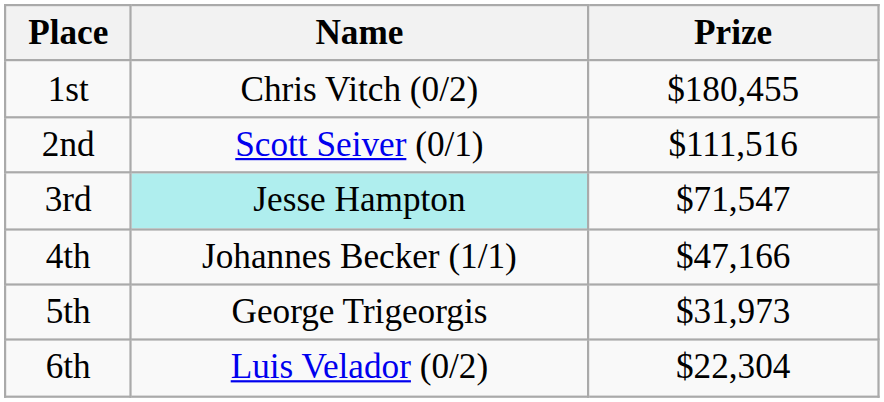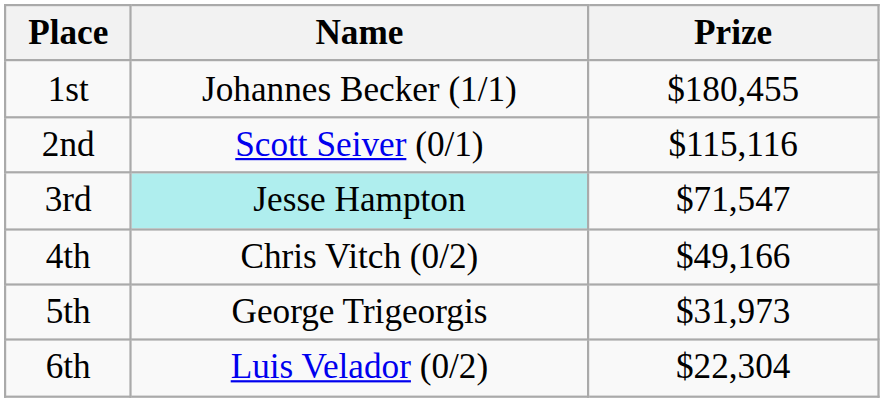(359, 88) Chris Vitch (0/2) -> (359, 88) Johannes Becker (1/1)
(733, 144) $111,516 -> (733, 144) $115,116
(359, 255) Johannes Becker (1/1) -> (359, 255) Chris Vitch (0/2)
(733, 255) $47,166 -> (733, 255) $49,166
